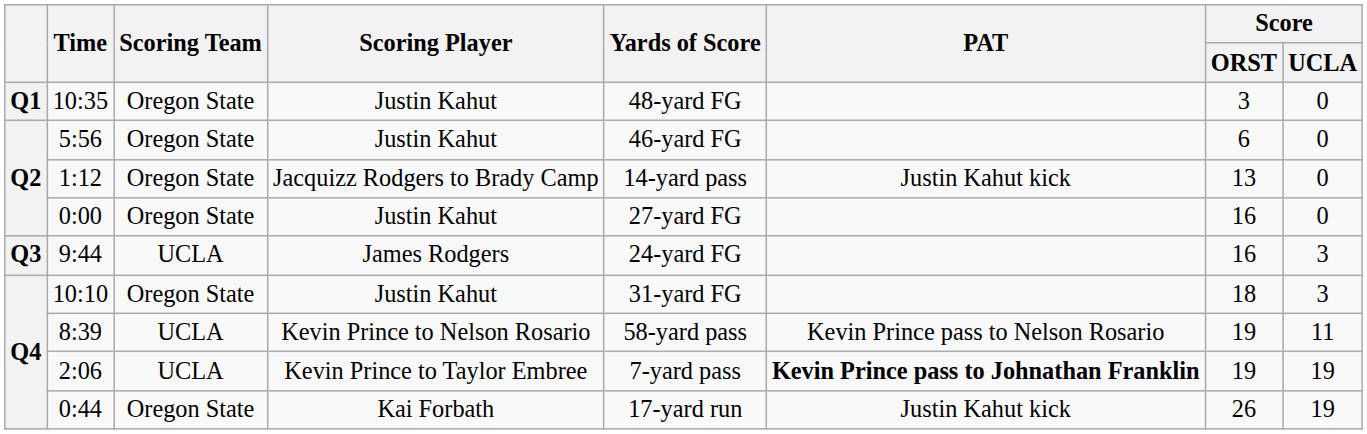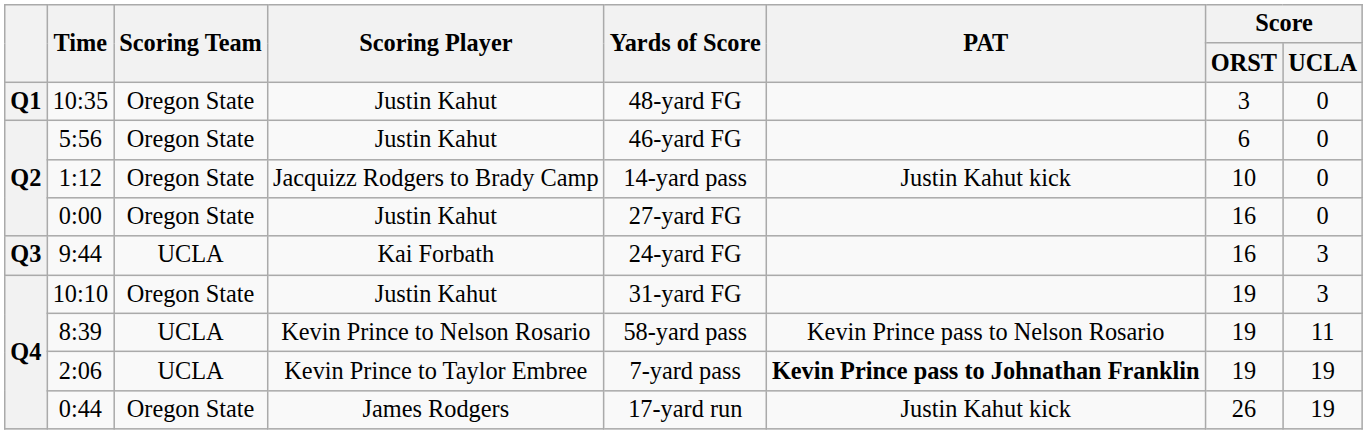(1244, 178) 13 -> (1244, 178) 10
(436, 255) James Rodgers -> (436, 255) Kai Forbath
(1244, 293) 18 -> (1244, 293) 19
(436, 409) Kai Forbath -> (436, 409) James Rodgers
